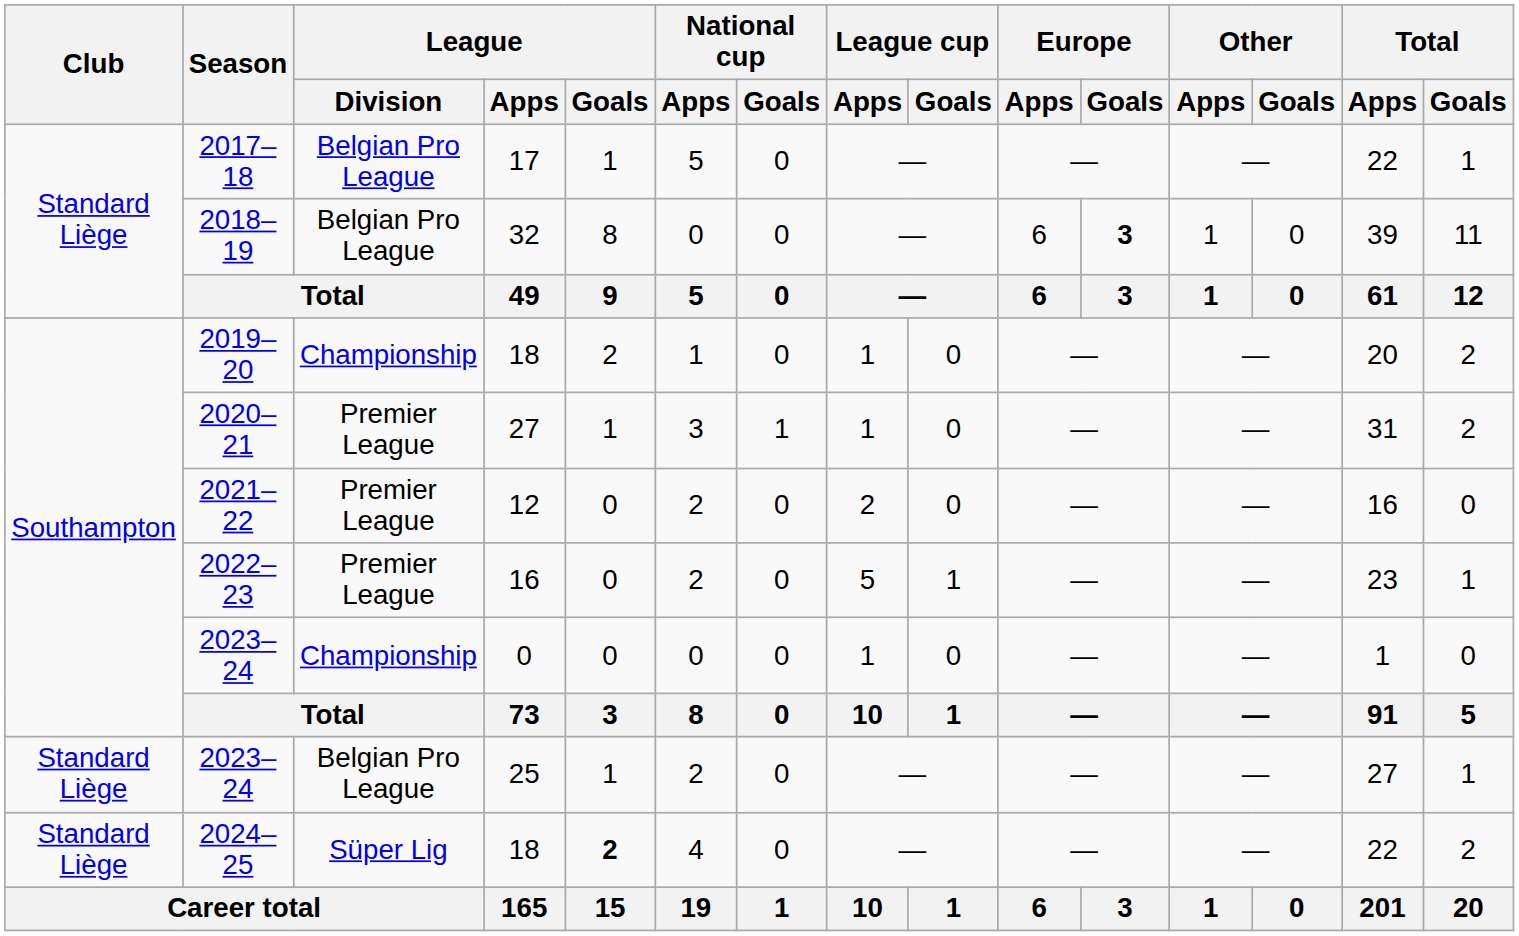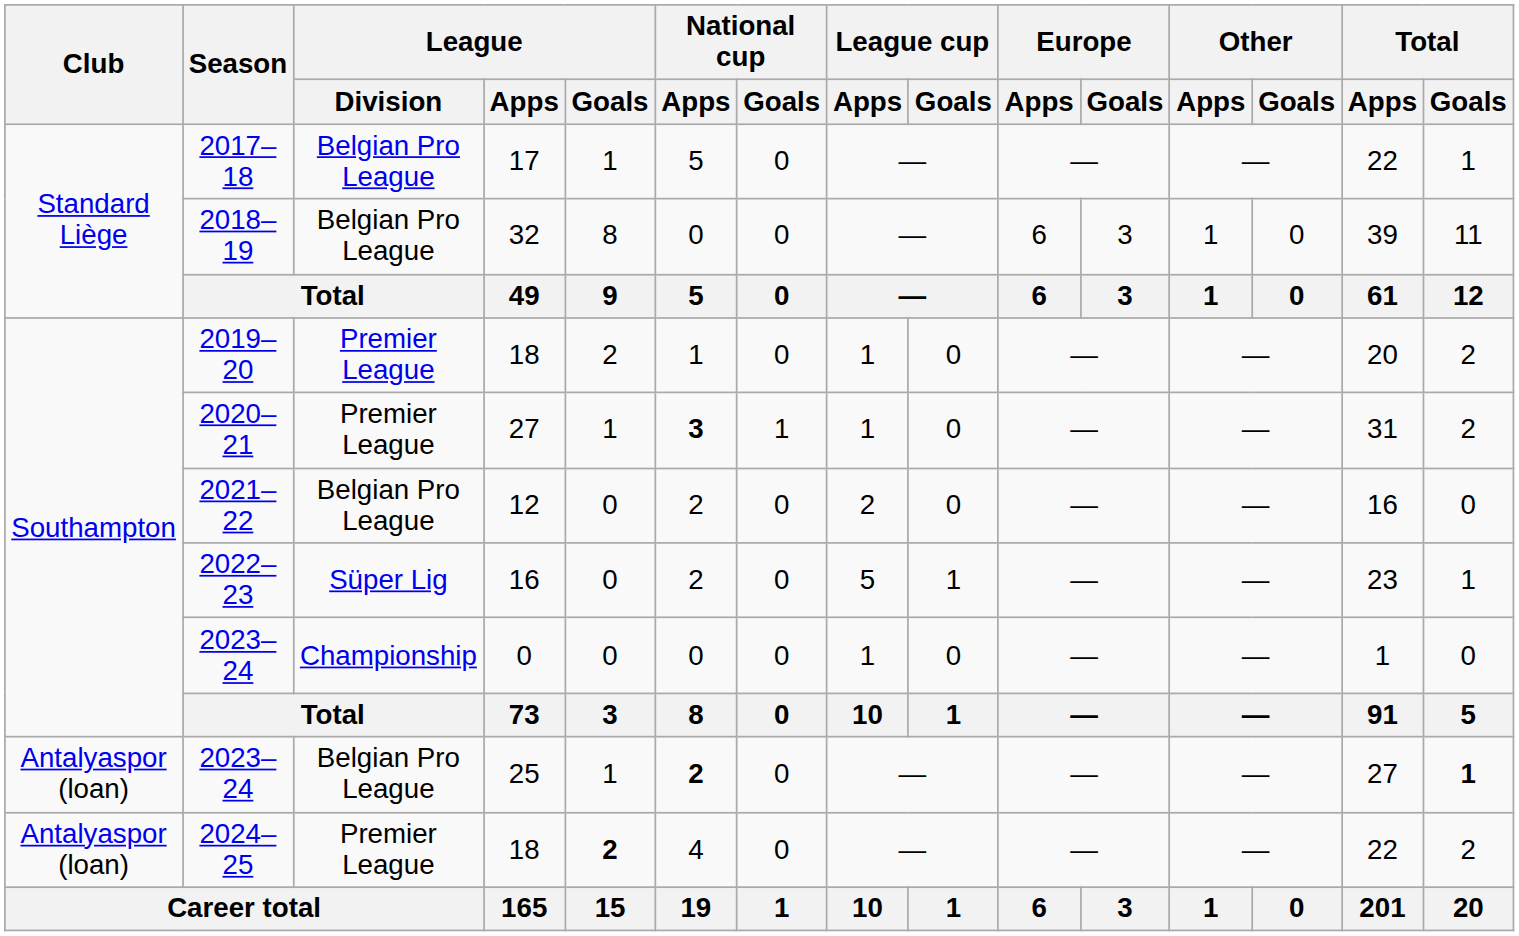(1125, 235) bold -> (1125, 235) normal
(388, 354) Championship -> (388, 354) Premier League
(696, 429) normal -> (696, 429) bold
(388, 505) Premier League -> (388, 505) Belgian Pro League
(388, 580) Premier League -> (388, 580) Süper Lig
(94, 774) Standard Liège -> (94, 774) Antalyaspor (loan)
(696, 774) normal -> (696, 774) bold
(1468, 774) normal -> (1468, 774) bold
(94, 849) Standard Liège -> (94, 849) Antalyaspor (loan)
(388, 849) Süper Lig -> (388, 849) Premier League
